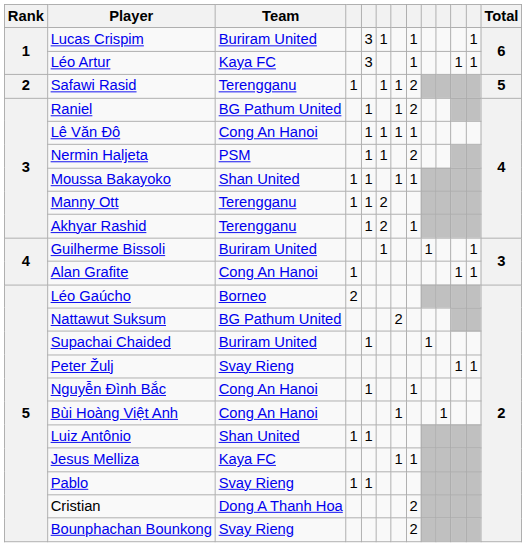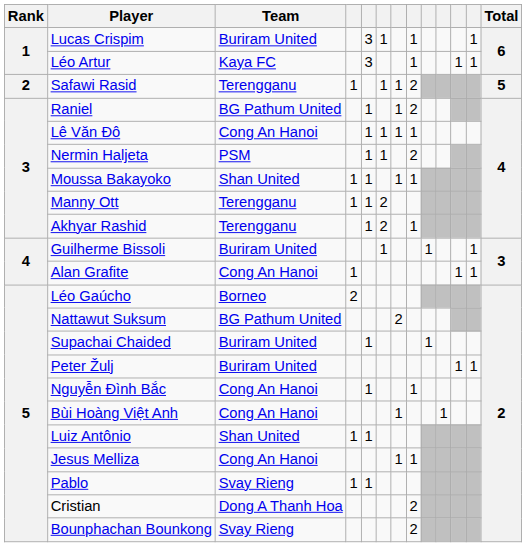(256, 366) Svay Rieng -> (268, 366) Buriram United
(247, 459) Kaya FC -> (268, 459) Cong An Hanoi
